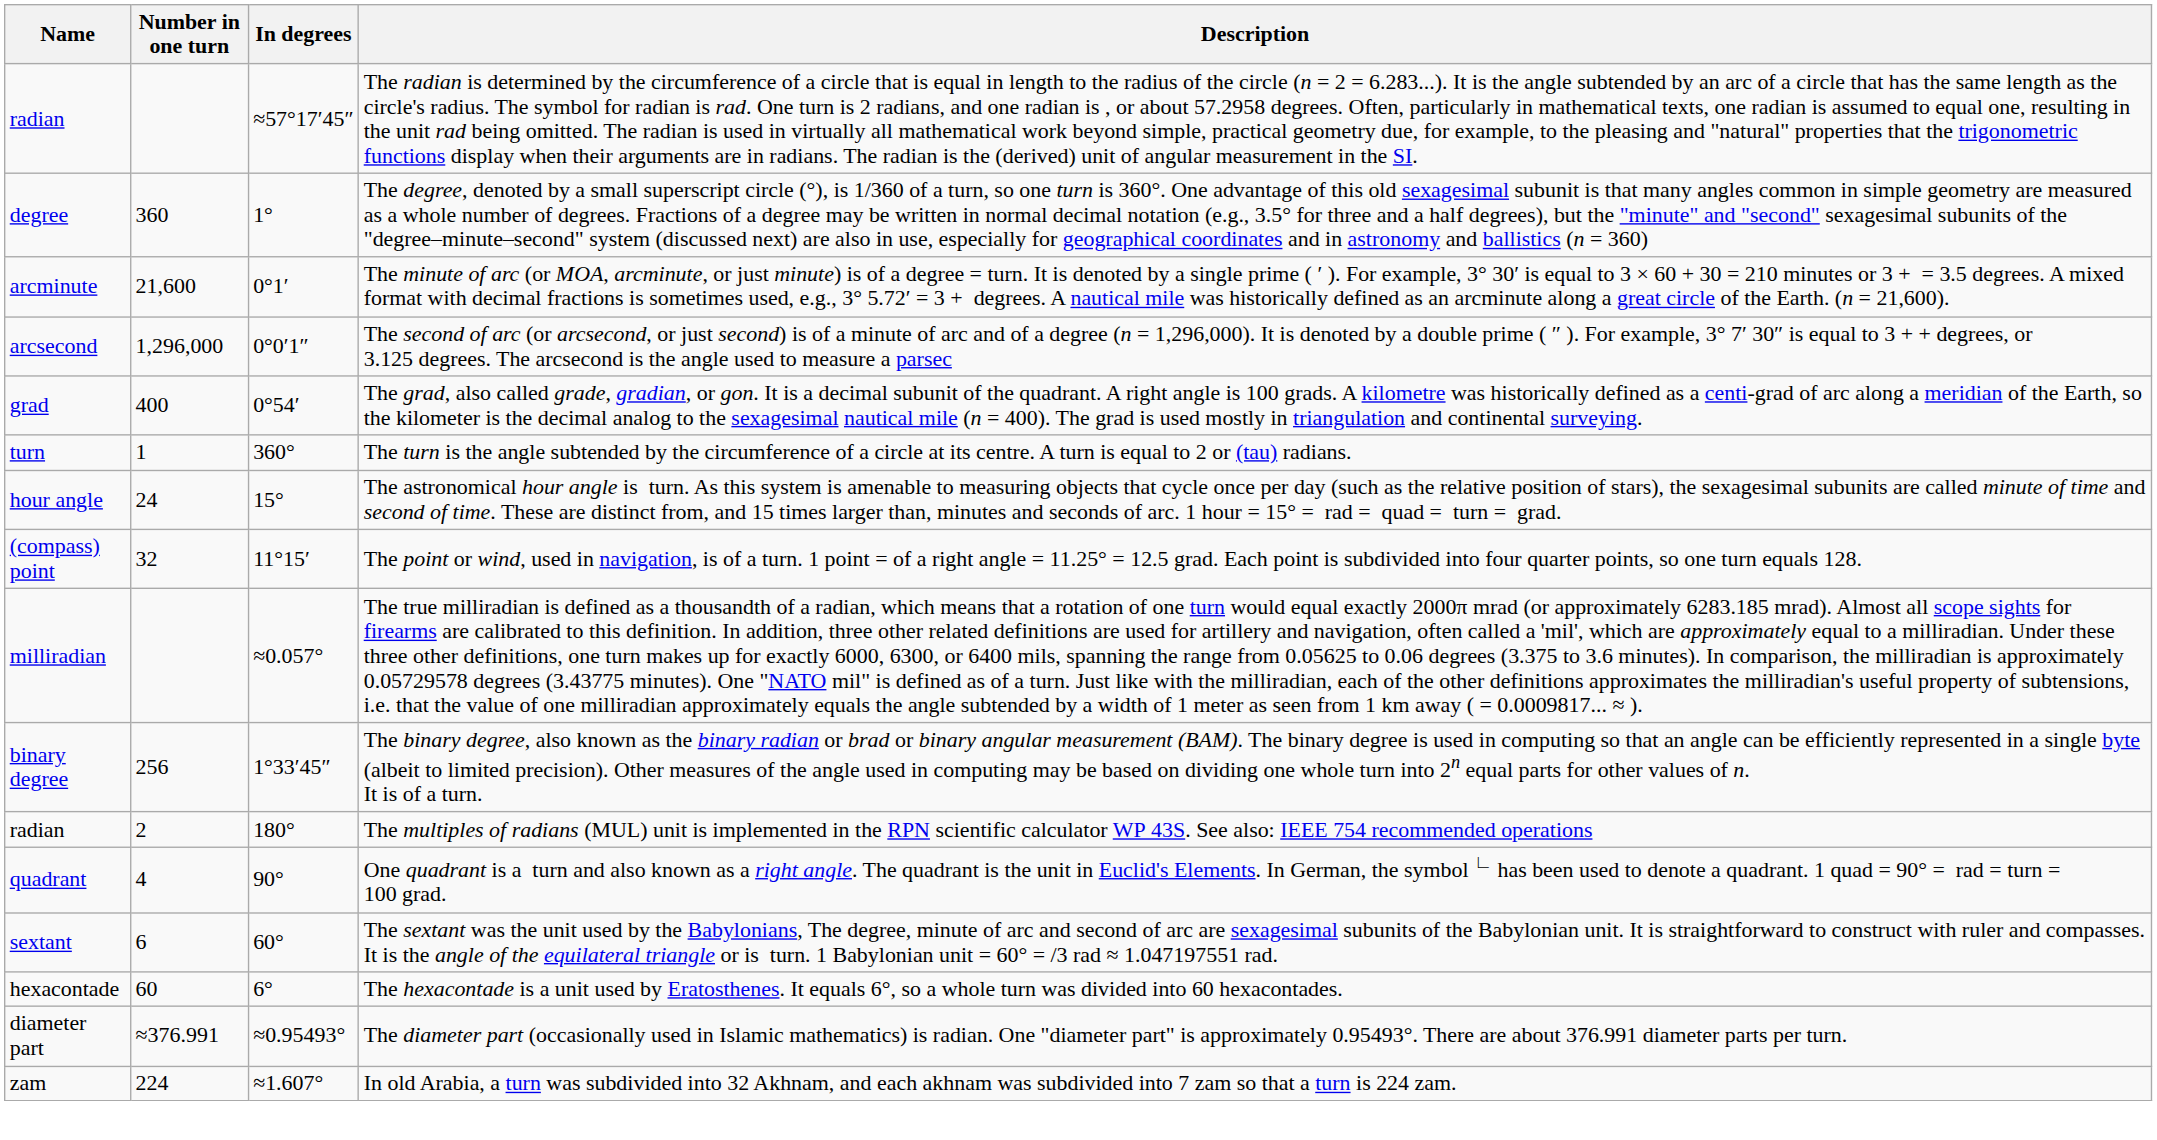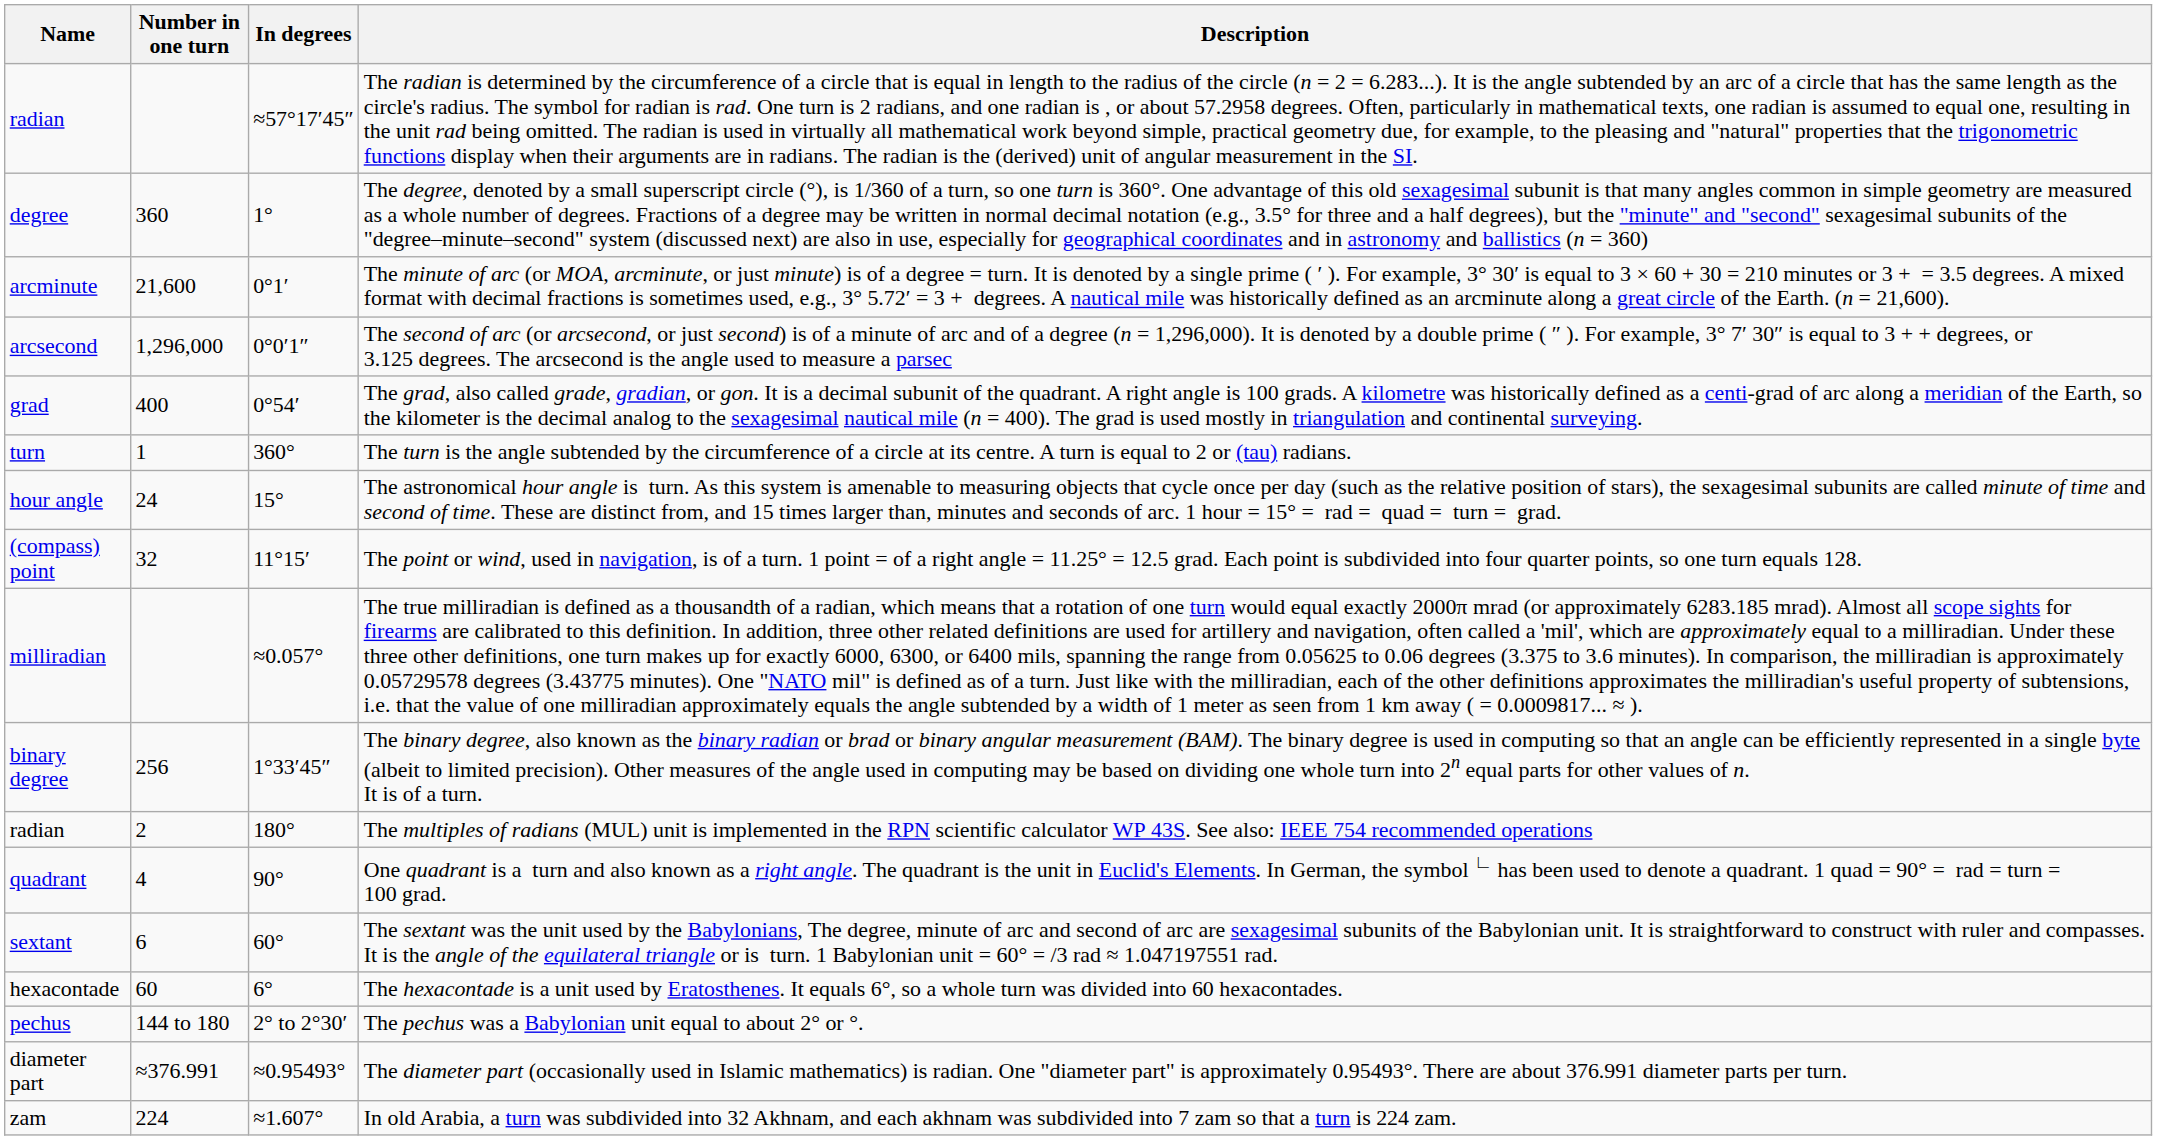+ row: (614, 1023)
